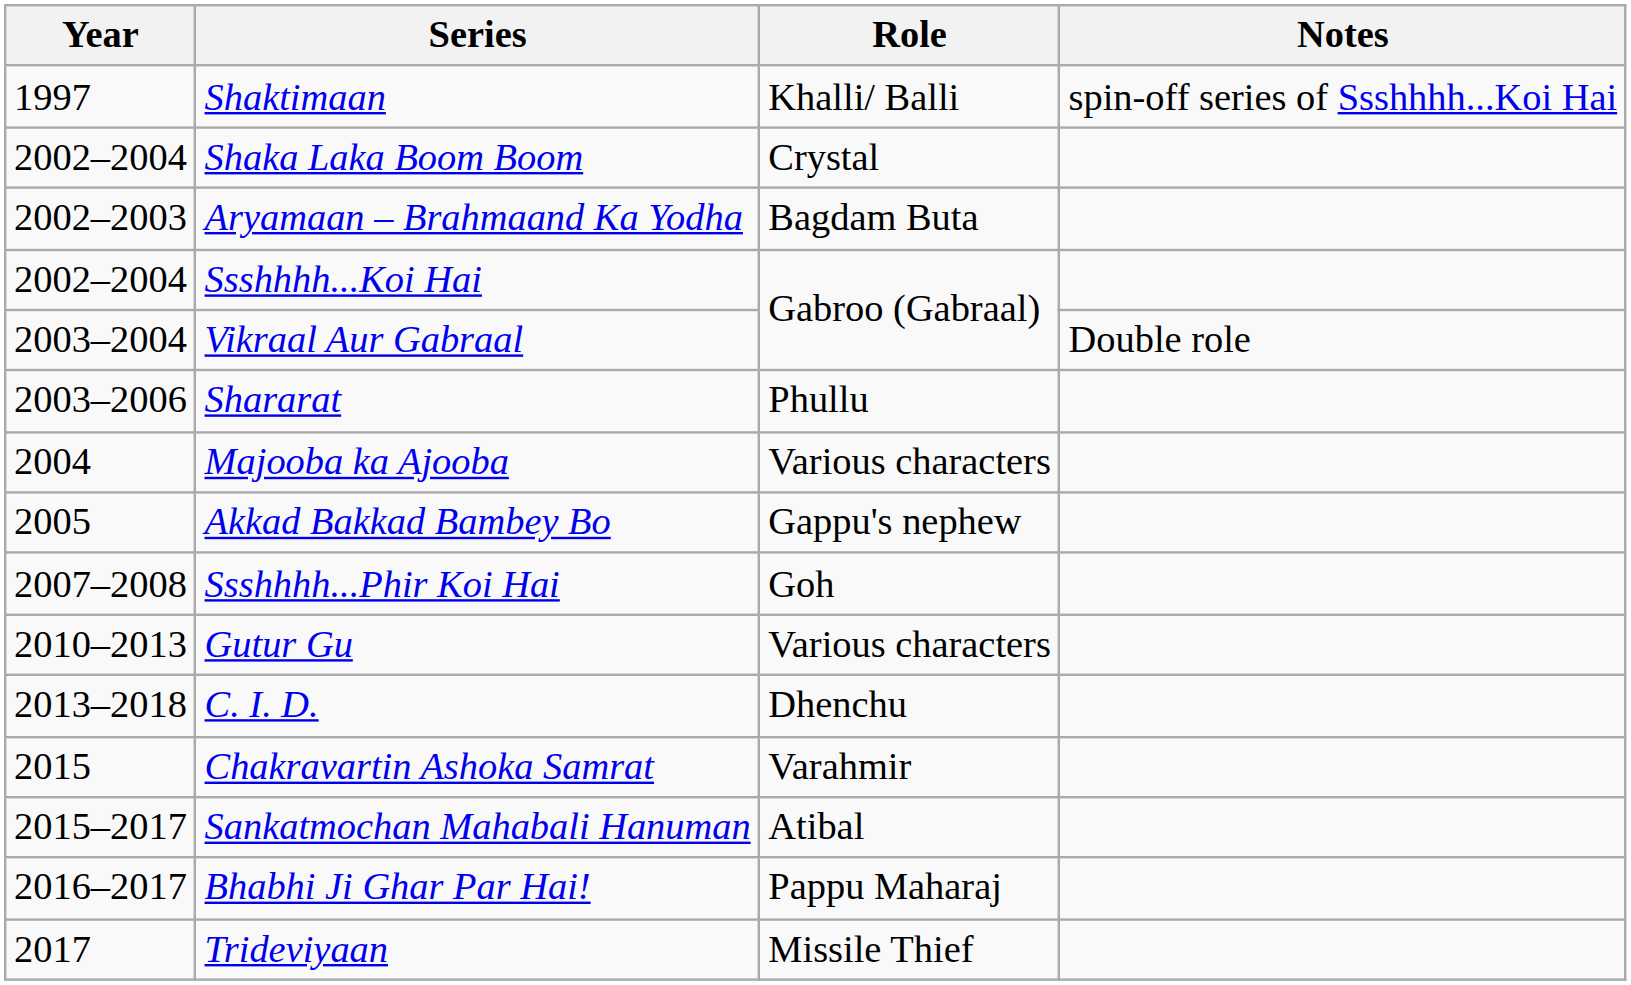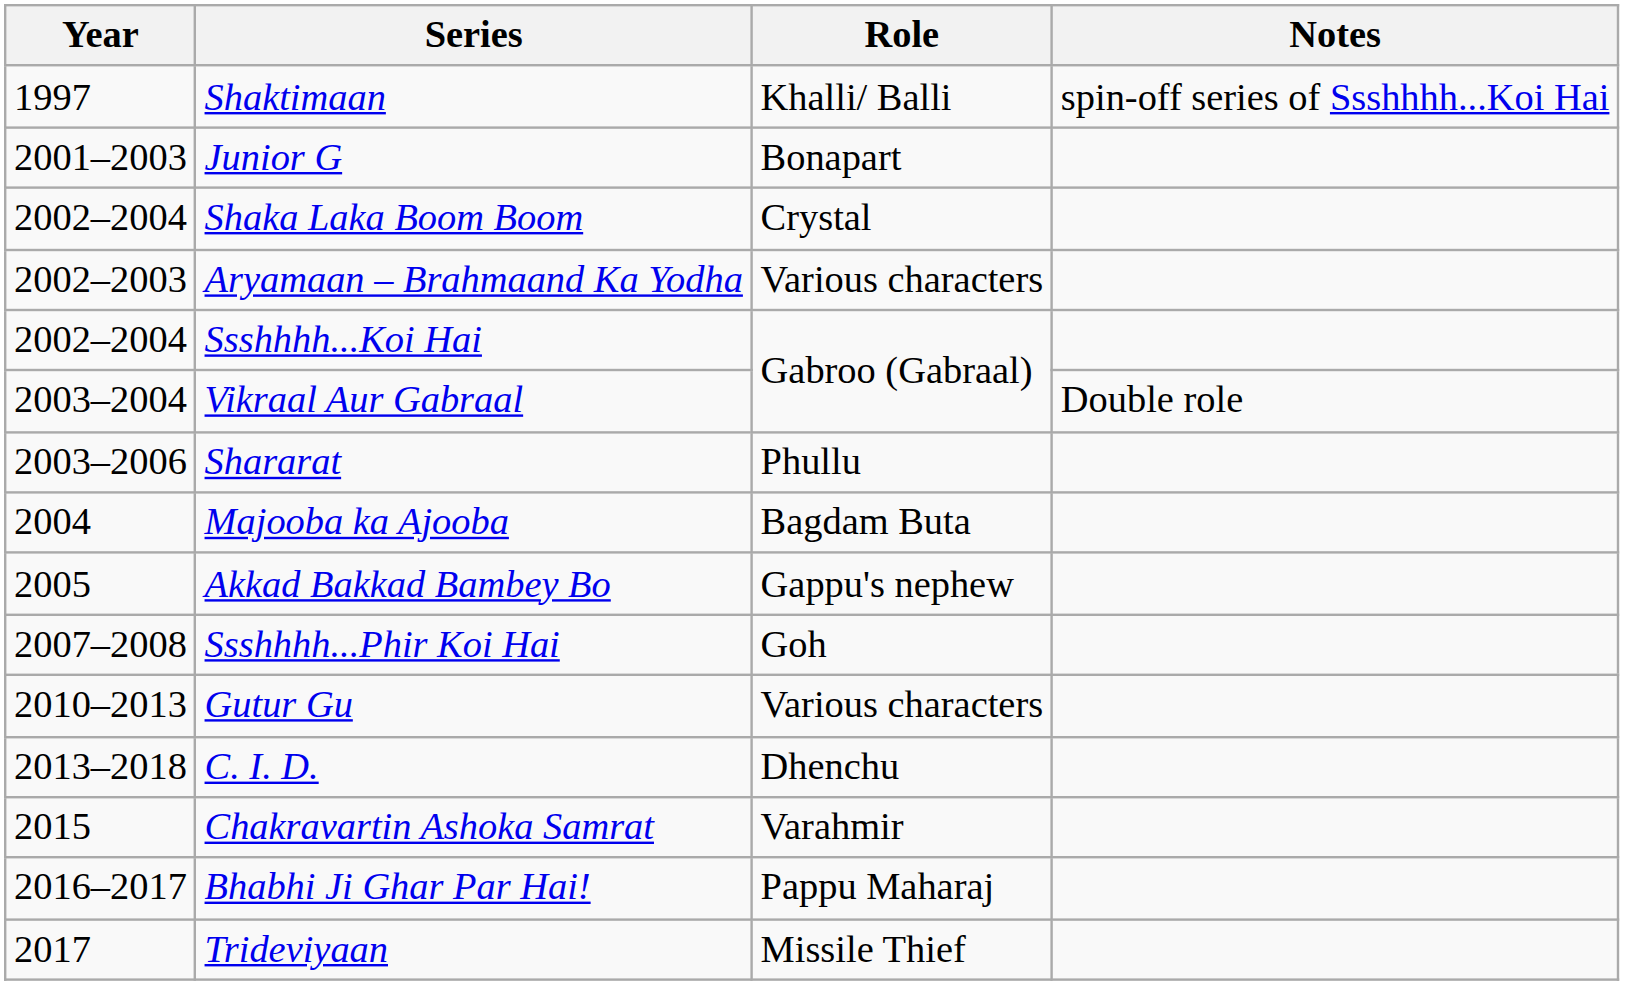+ row: (273, 156)
(873, 217) Bagdam Buta -> (902, 278) Various characters
(910, 461) Various characters -> (866, 522) Bagdam Buta
- row: (478, 826)
